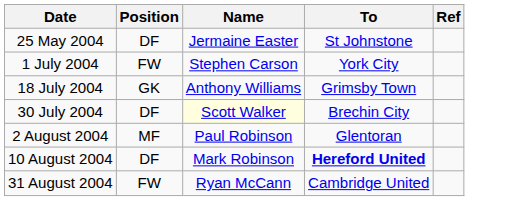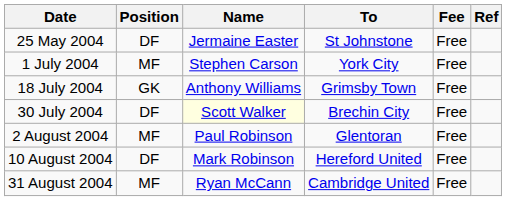+ column: (452, 17)
(149, 64) FW -> (149, 64) MF
(369, 160) bold -> (369, 160) normal
(149, 183) FW -> (149, 183) MF
